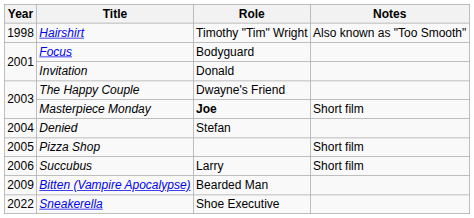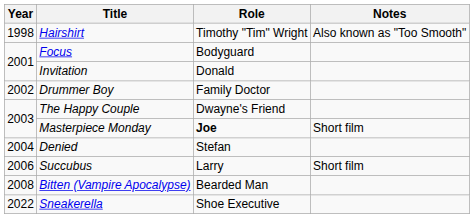+ row: (76, 90)
- row: (70, 147)
(20, 185) 2009 -> (20, 185) 2008
